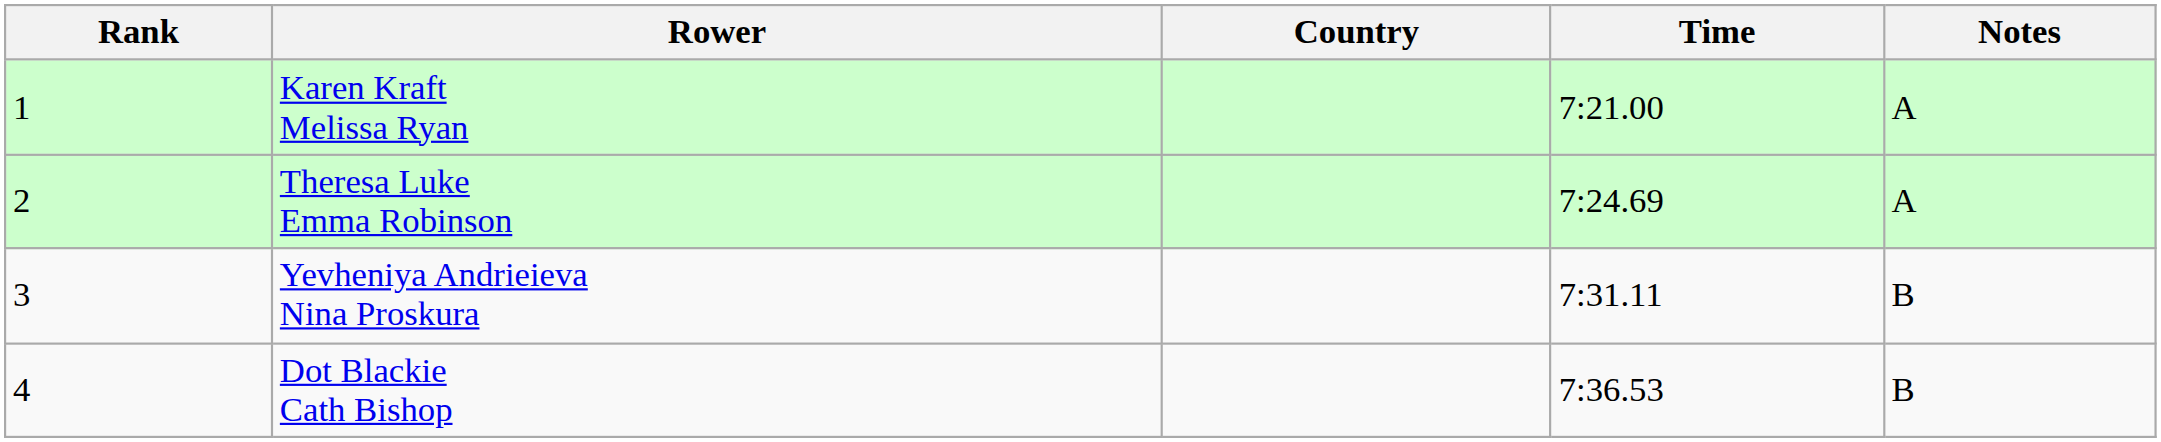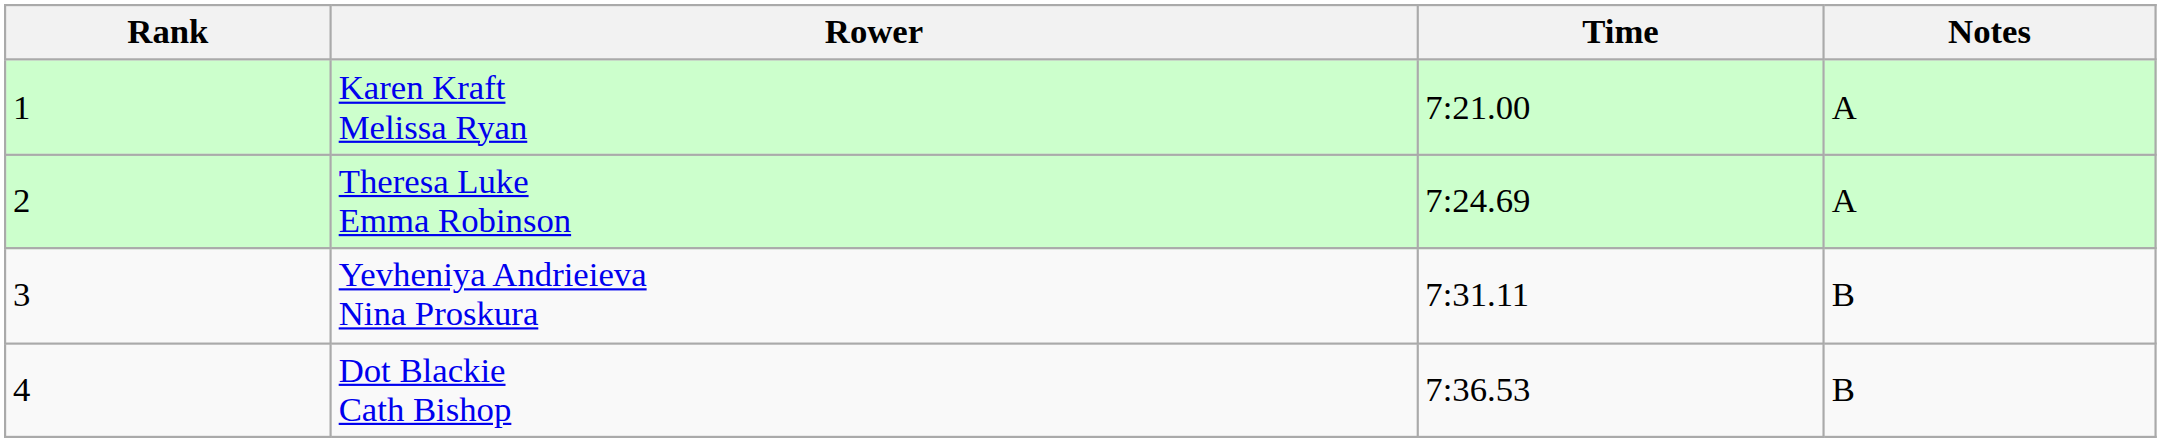- column: (1356, 32)
